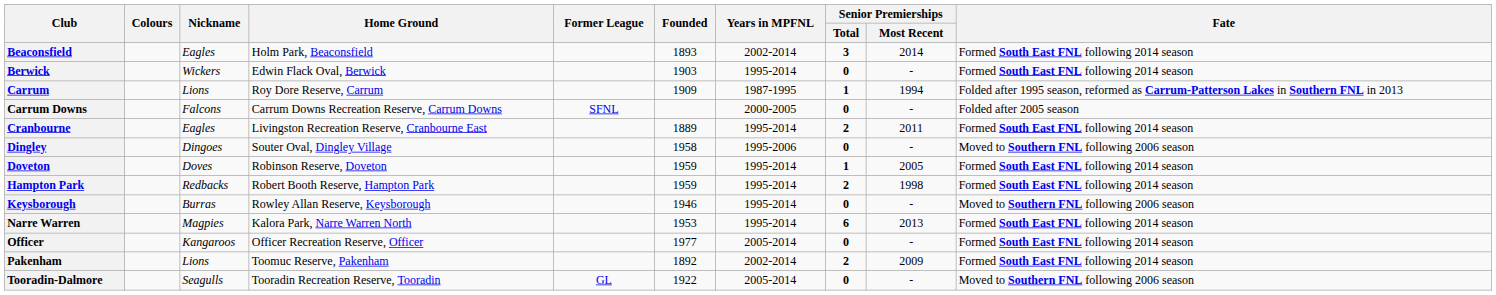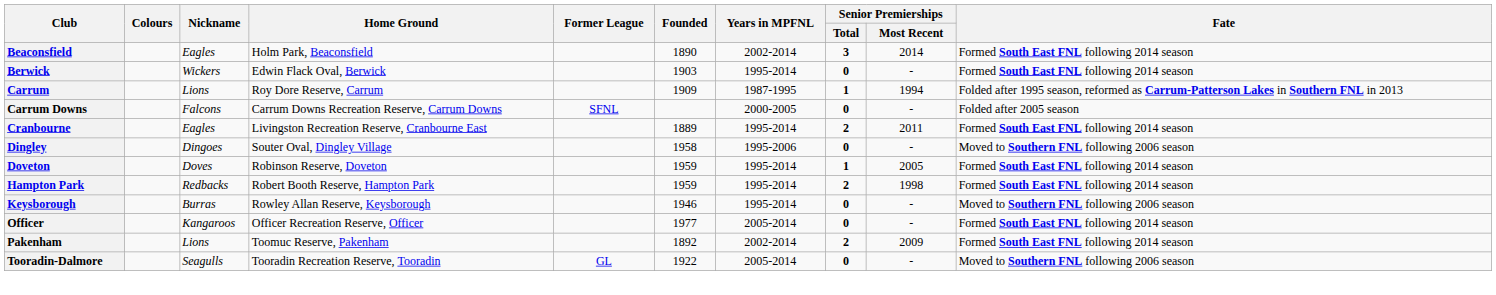(685, 52) 1893 -> (685, 52) 1890
- row: (44, 223)
